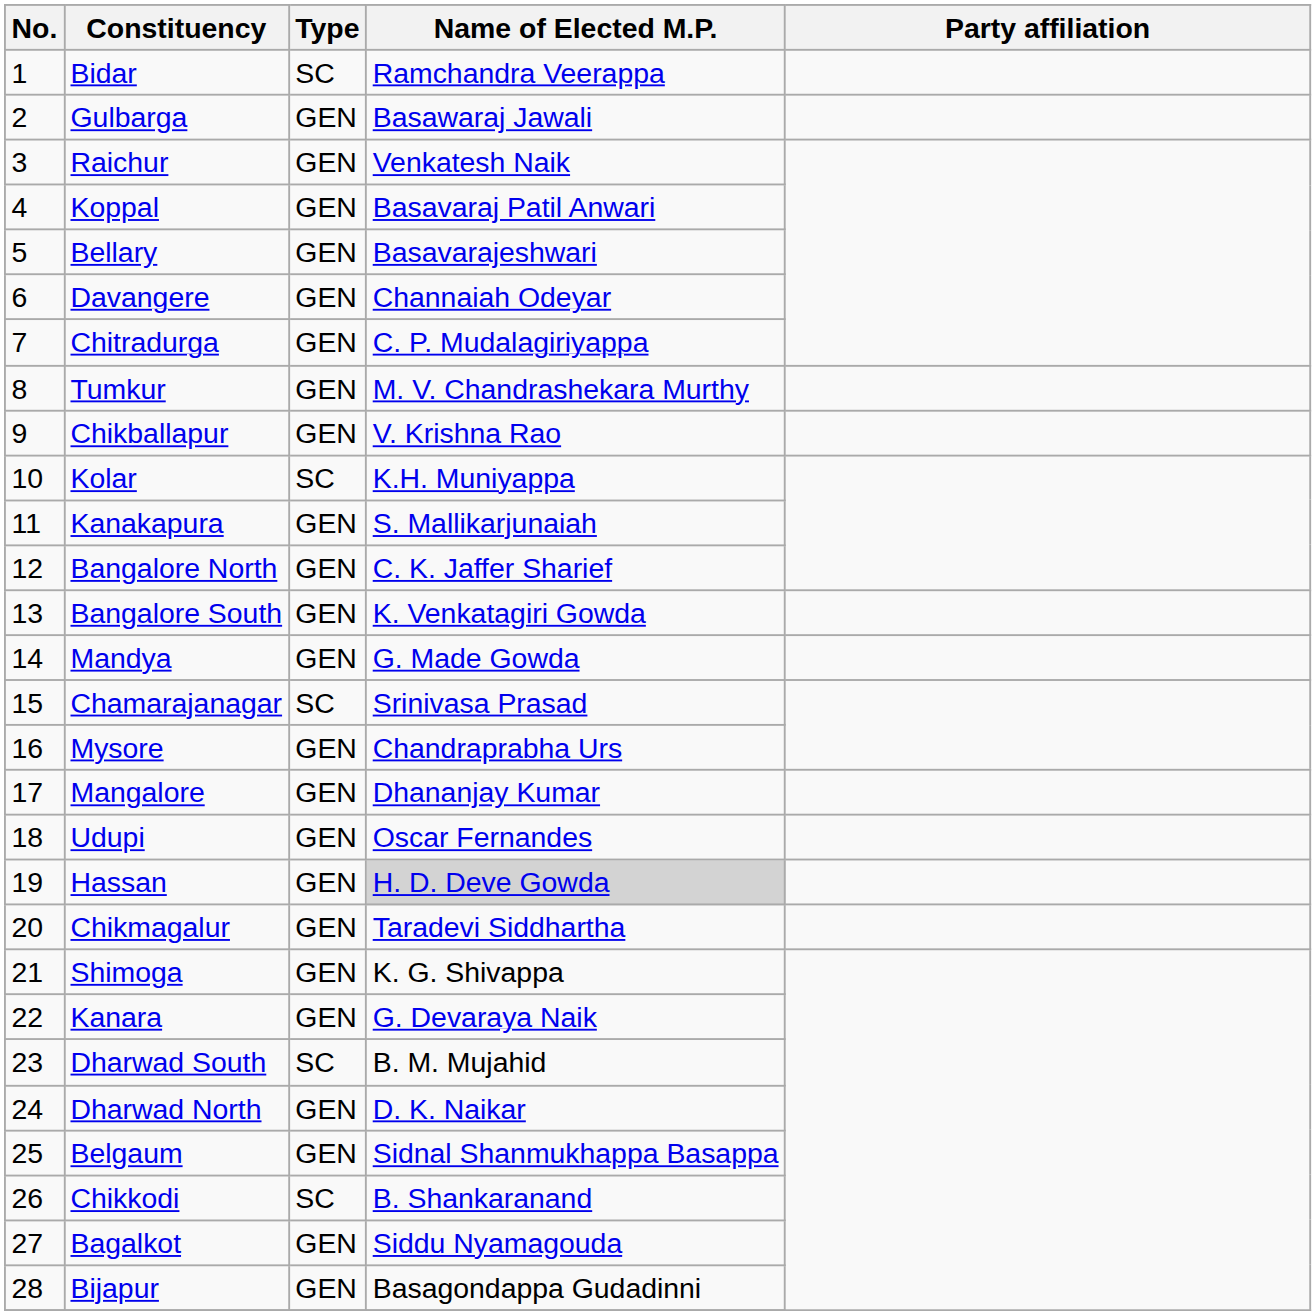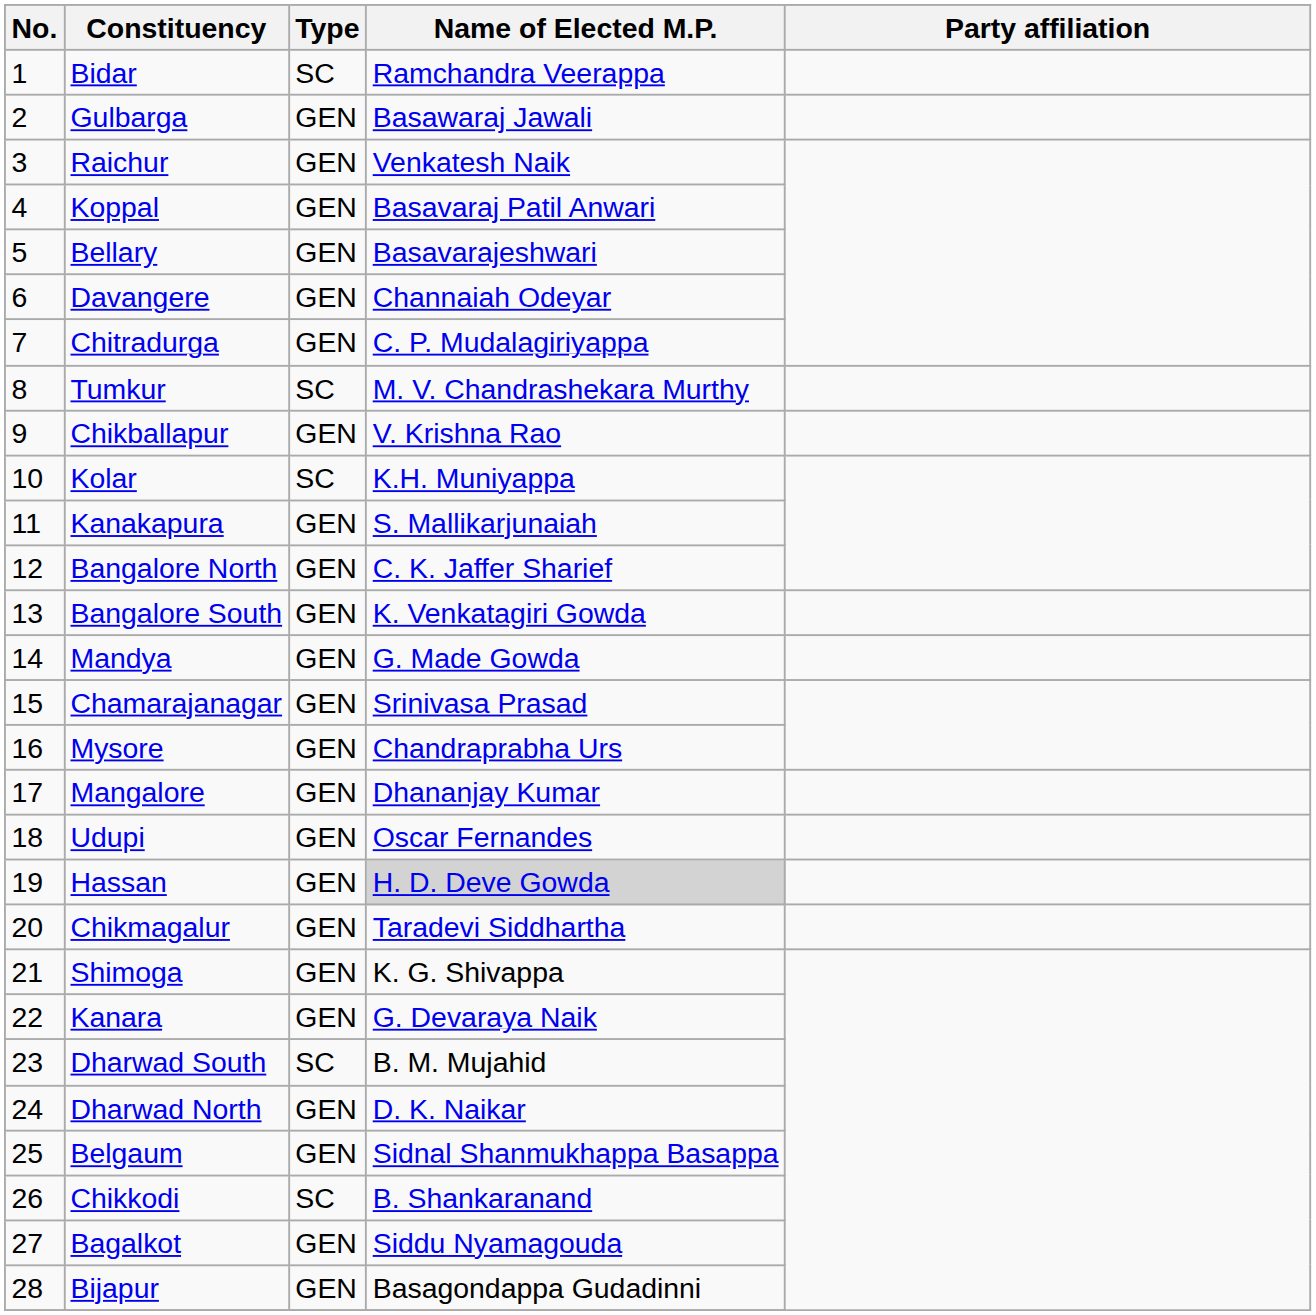(326, 388) GEN -> (315, 388) SC
(315, 703) SC -> (326, 703) GEN
